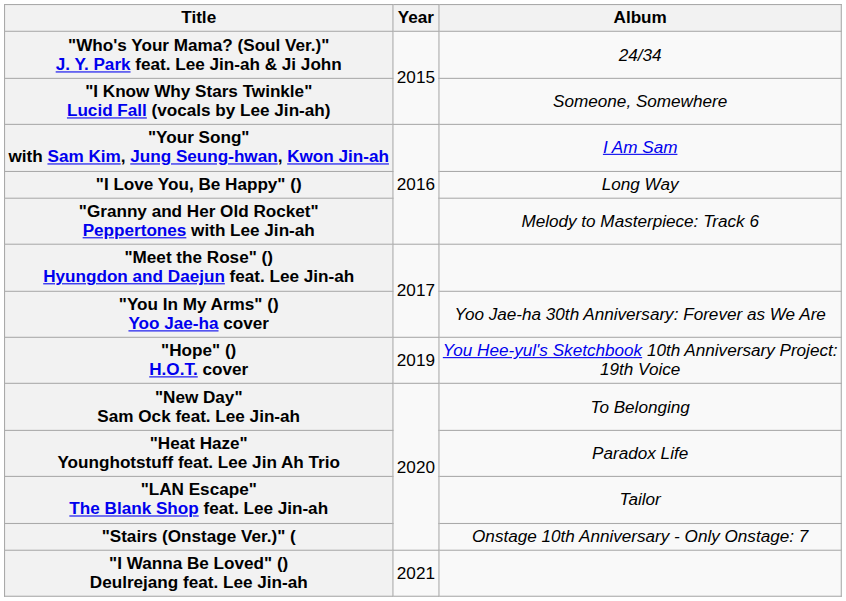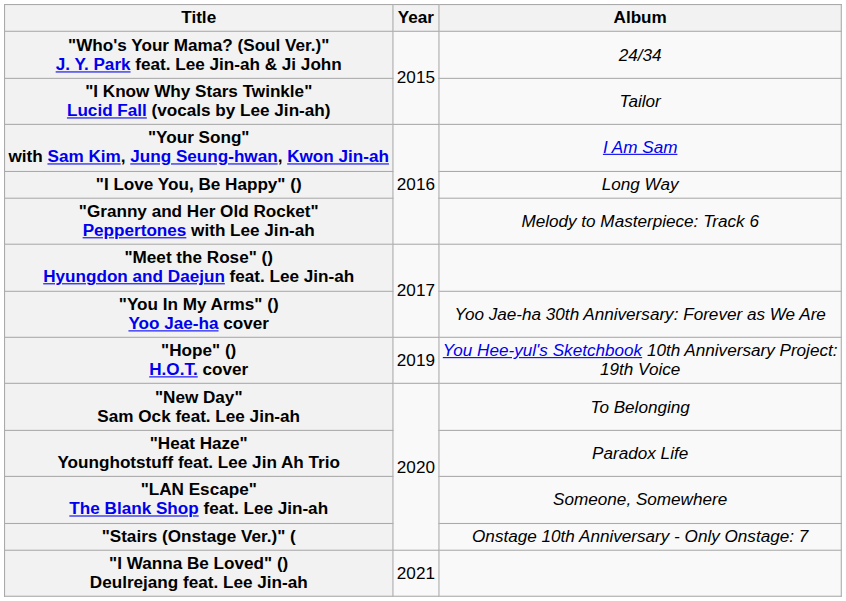(640, 101) Someone, Somewhere -> (640, 101) Tailor
(640, 499) Tailor -> (640, 499) Someone, Somewhere
